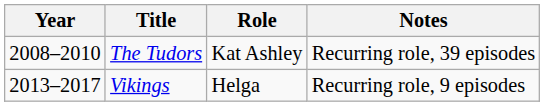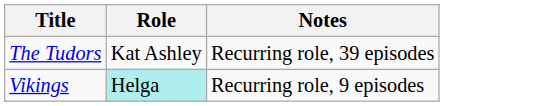- column: (55, 20)
(236, 85) no background -> (135, 85) paleturquoise background
